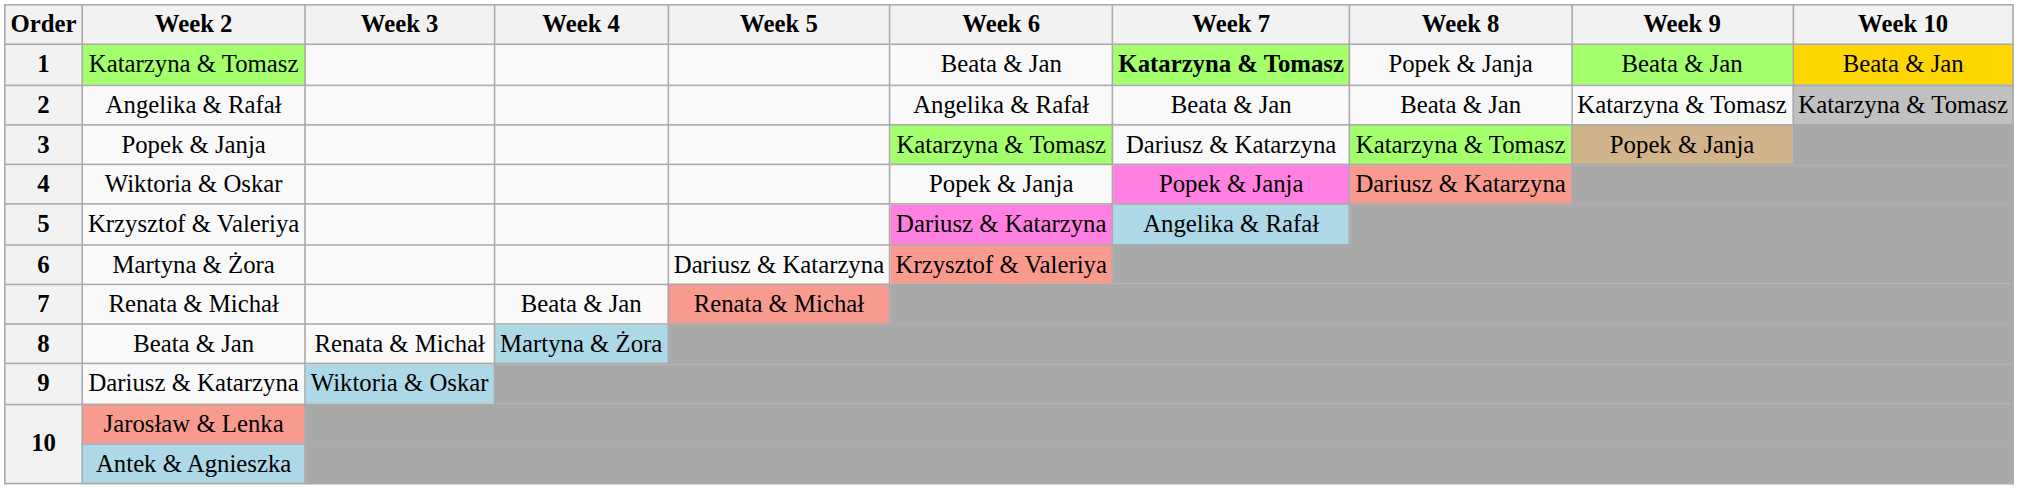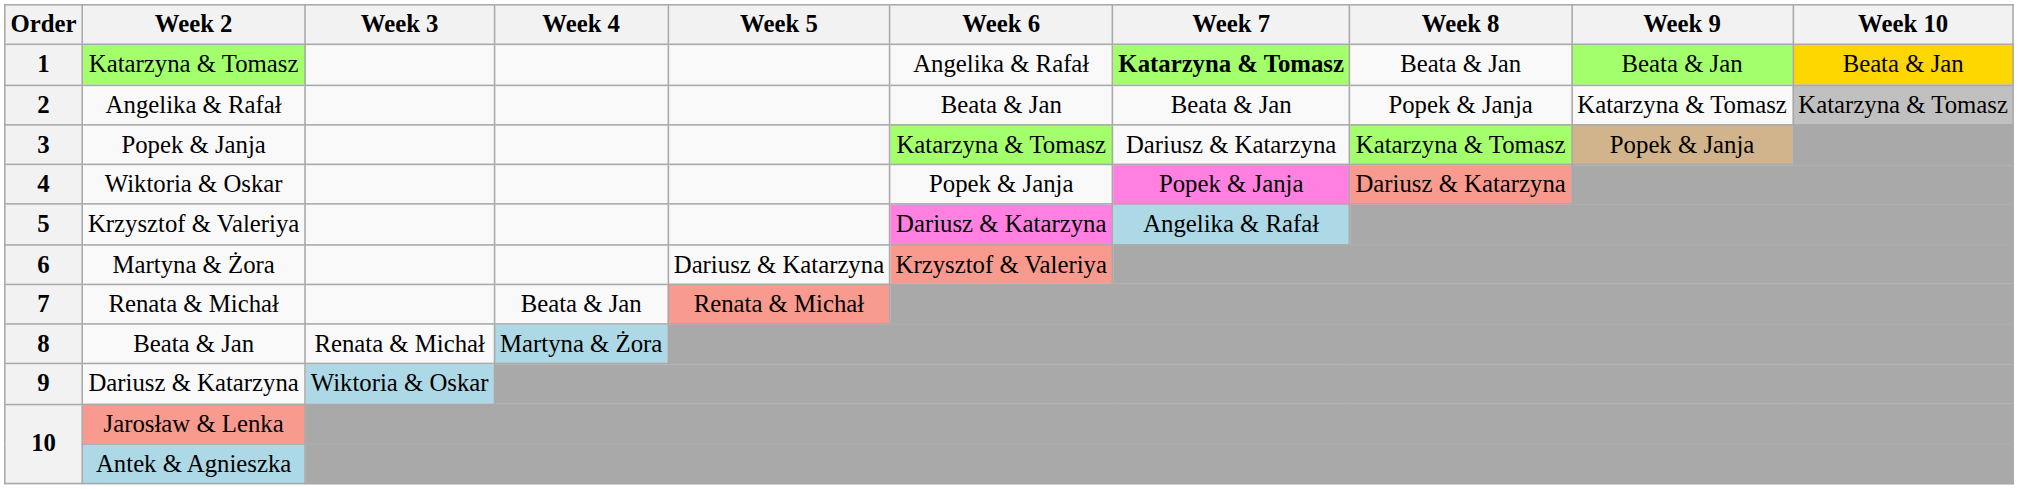(1001, 64) Beata & Jan -> (1001, 64) Angelika & Rafał
(1461, 64) Popek & Janja -> (1461, 64) Beata & Jan
(1001, 103) Angelika & Rafał -> (1001, 103) Beata & Jan
(1461, 103) Beata & Jan -> (1461, 103) Popek & Janja
